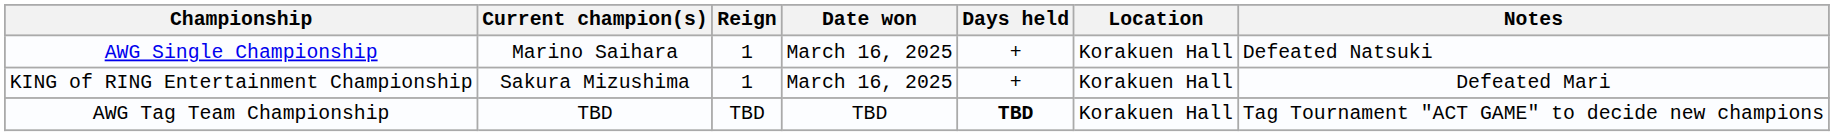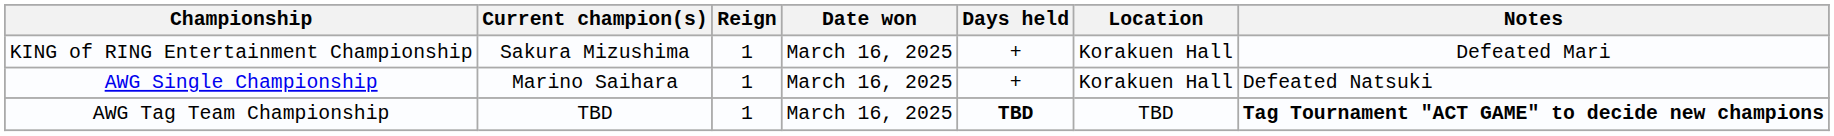rows swapped: (241, 52) <-> (241, 83)
(747, 114) TBD -> (747, 114) 1
(869, 114) TBD -> (869, 114) March 16, 2025
(1156, 114) Korakuen Hall -> (1156, 114) TBD
(1533, 114) normal -> (1533, 114) bold
